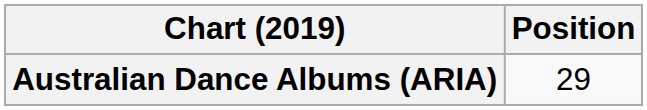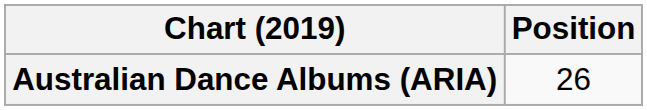(574, 79) 29 -> (574, 79) 26
